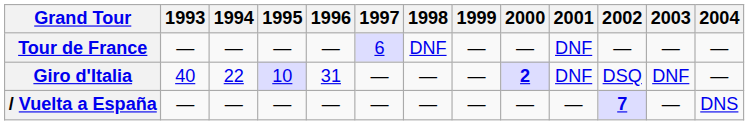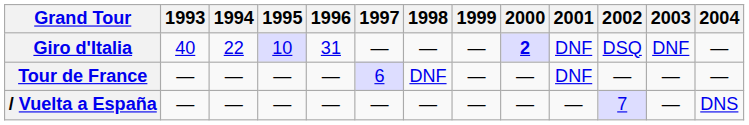rows swapped: (83, 76) <-> (83, 47)
(622, 104) bold -> (622, 104) normal
